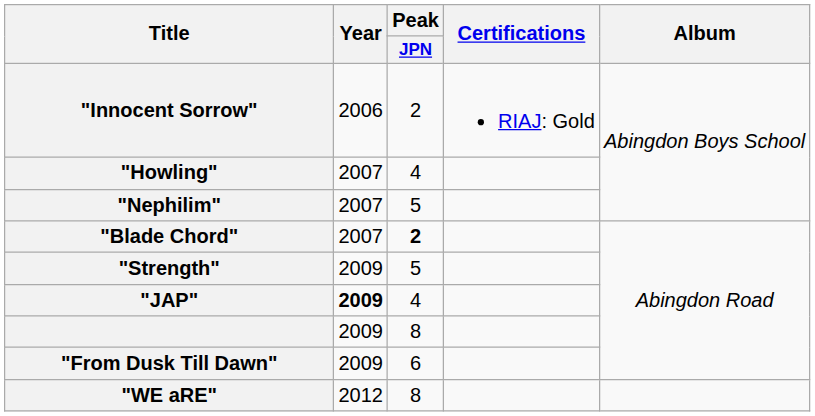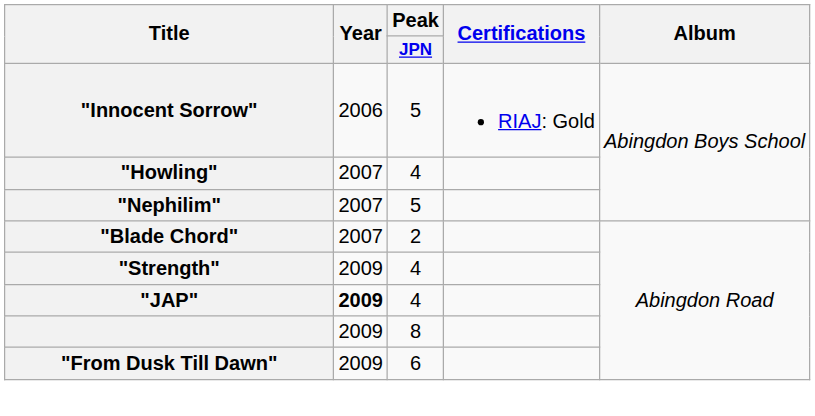(416, 110) 2 -> (416, 110) 5
(416, 236) bold -> (416, 236) normal
(416, 268) 5 -> (416, 268) 4
- row: (169, 395)
